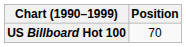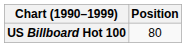(155, 33) 70 -> (155, 33) 80
